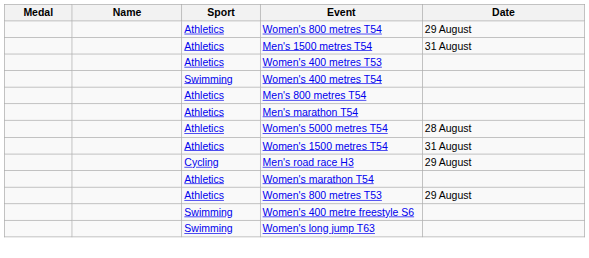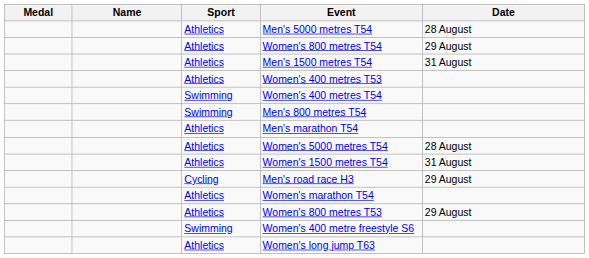+ row: (317, 29)
(204, 96) Athletics -> (208, 112) Swimming
(208, 229) Swimming -> (204, 245) Athletics
